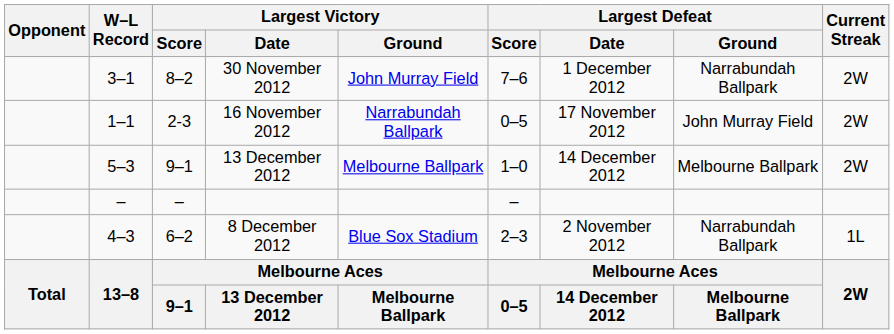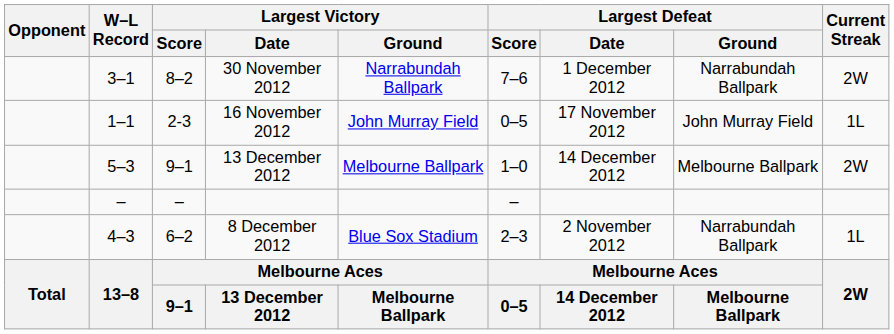(413, 78) John Murray Field -> (413, 78) Narrabundah Ballpark
(413, 122) Narrabundah Ballpark -> (413, 122) John Murray Field
(856, 122) 2W -> (856, 122) 1L
